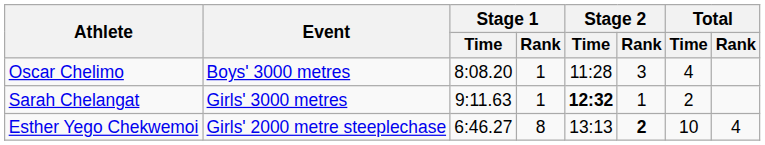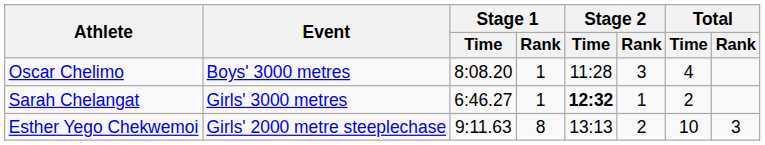(483, 100) 9:11.63 -> (483, 100) 6:46.27
(483, 127) 6:46.27 -> (483, 127) 9:11.63
(641, 127) bold -> (641, 127) normal
(736, 127) 4 -> (736, 127) 3
